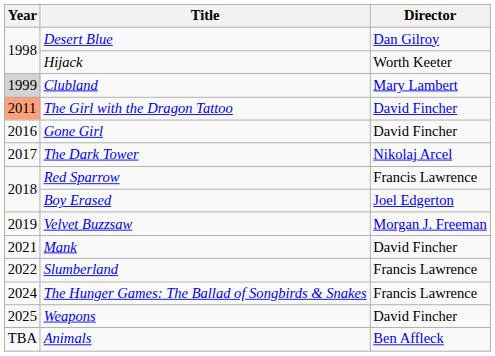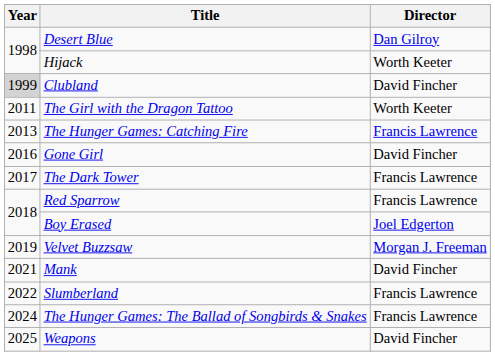(416, 85) Mary Lambert -> (415, 85) David Fincher
(22, 108) lightsalmon background -> (22, 108) no background
(415, 108) David Fincher -> (413, 108) Worth Keeter
+ row: (146, 131)
(413, 154) Nikolaj Arcel -> (425, 177) Francis Lawrence
- row: (68, 339)
